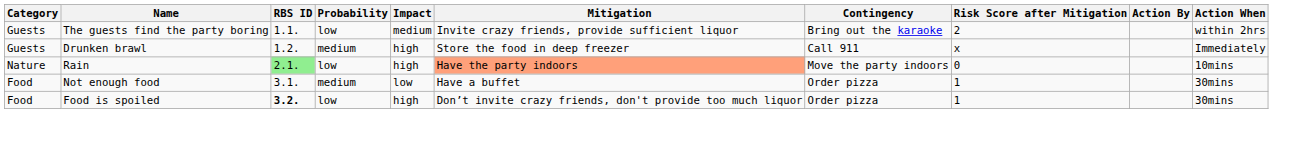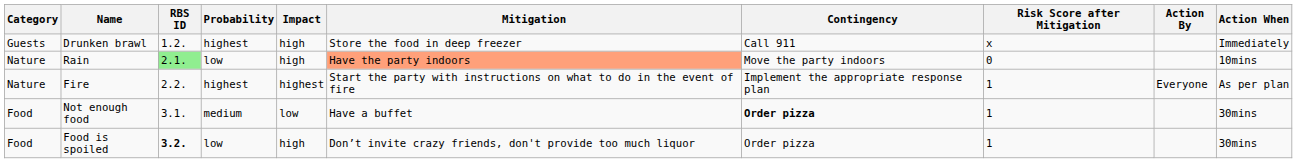- row: (166, 30)
(337, 48) medium -> (226, 43) highest
+ row: (76, 84)
(843, 83) normal -> (779, 113) bold
